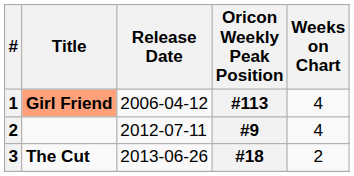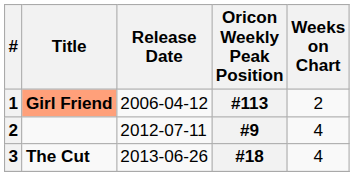(318, 103) 4 -> (318, 103) 2
(318, 157) 2 -> (318, 157) 4
